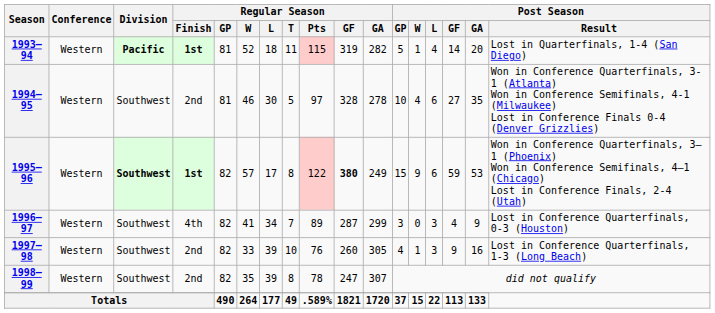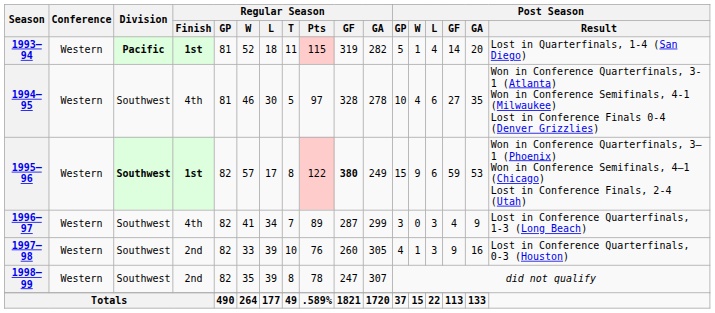(193, 101) 2nd -> (193, 101) 4th
(590, 224) Lost in Conference Quarterfinals, 0-3 (Houston) -> (590, 224) Lost in Conference Quarterfinals, 1-3 (Long Beach)
(590, 251) Lost in Conference Quarterfinals, 1-3 (Long Beach) -> (590, 251) Lost in Conference Quarterfinals, 0-3 (Houston)
